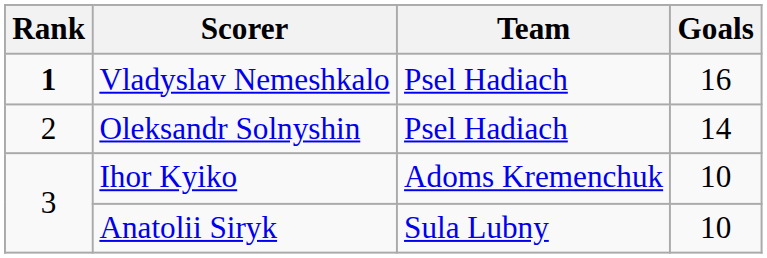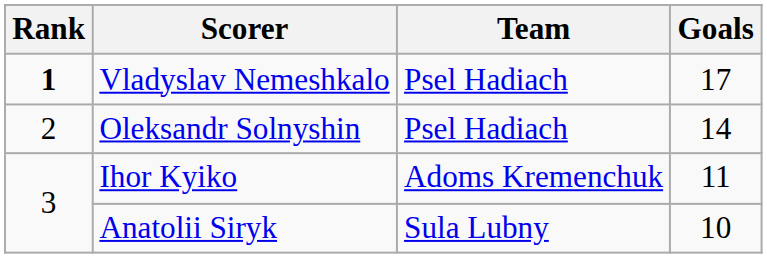(716, 78) 16 -> (716, 78) 17
(716, 177) 10 -> (716, 177) 11
